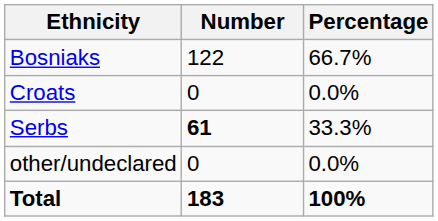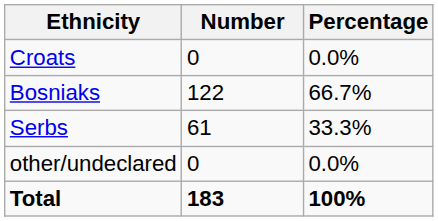rows swapped: (55, 57) <-> (43, 92)
(199, 127) bold -> (199, 127) normal
